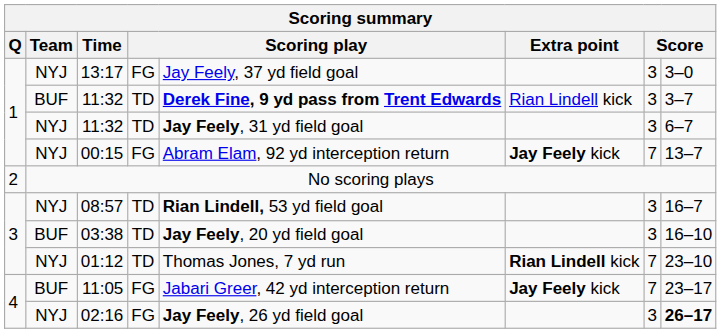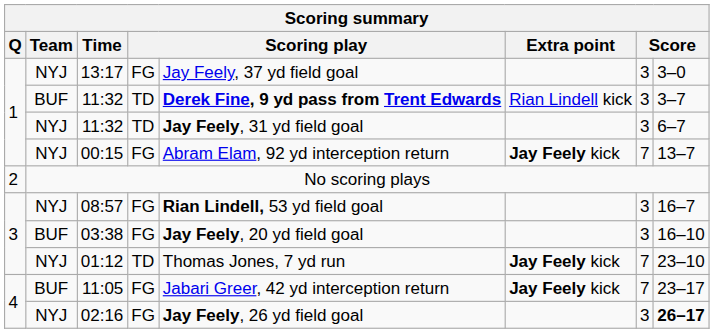(143, 207) TD -> (143, 207) FG
(143, 234) TD -> (143, 234) FG
(574, 261) Rian Lindell kick -> (564, 261) Jay Feely kick
